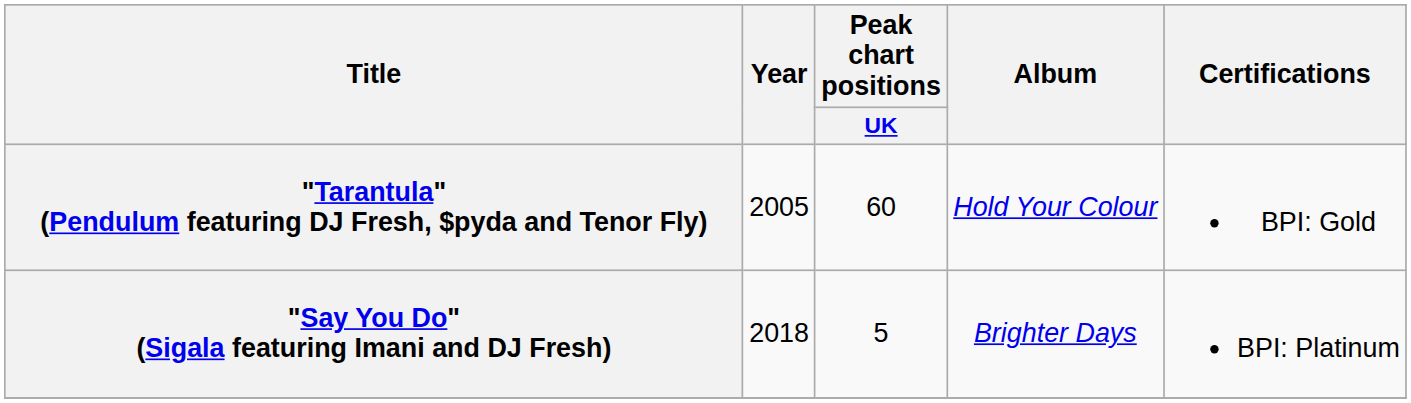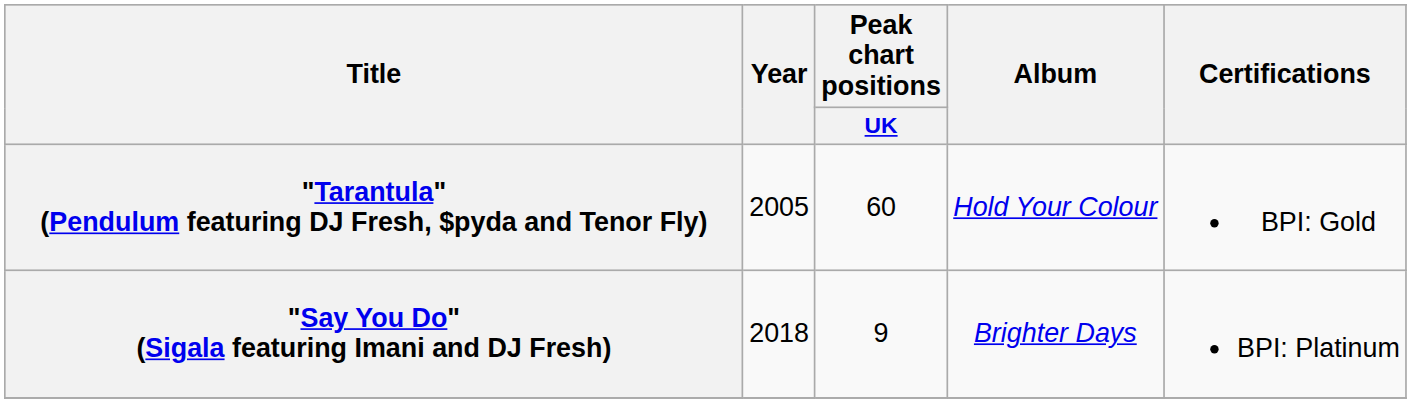(881, 333) 5 -> (881, 333) 9
